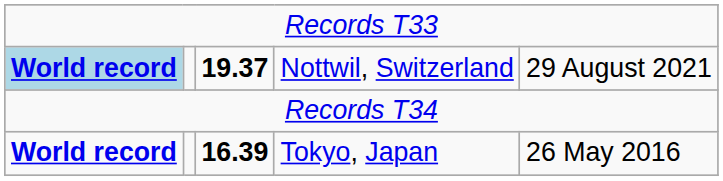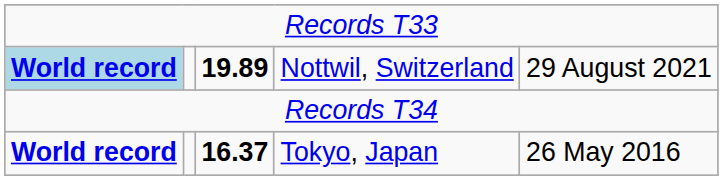(235, 68) 19.37 -> (235, 68) 19.89
(235, 152) 16.39 -> (235, 152) 16.37
